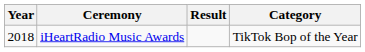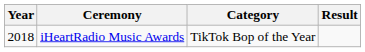columns swapped: (295, 15) <-> (208, 15)
